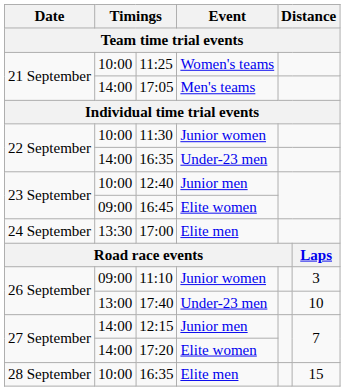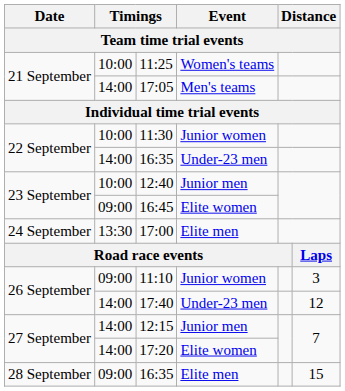(115, 302) 13:00 -> (115, 302) 14:00
(316, 302) 10 -> (316, 302) 12
(115, 374) 10:00 -> (115, 374) 09:00
